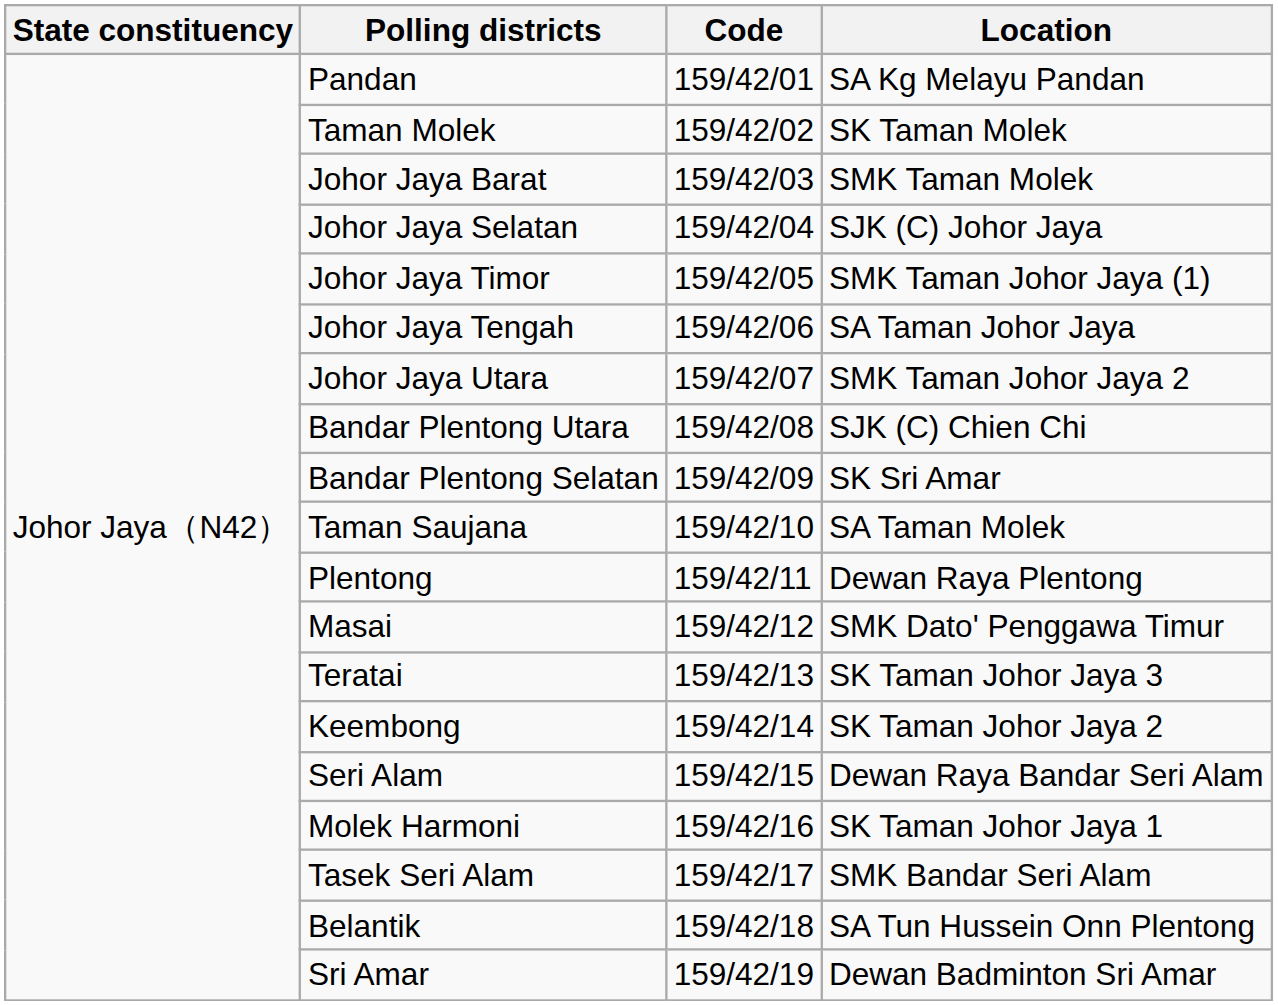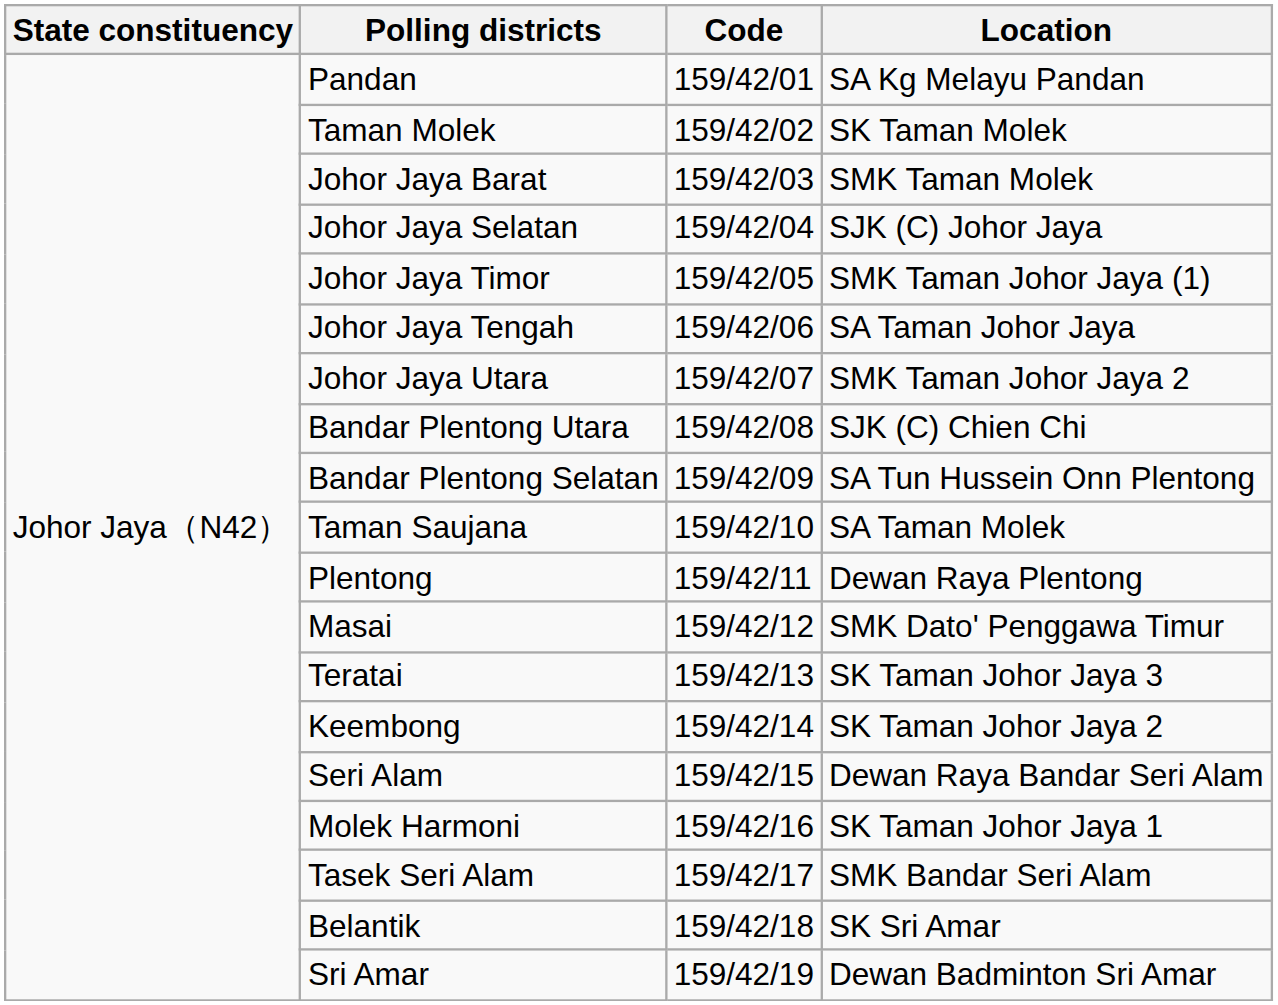(915, 477) SK Sri Amar -> (1042, 477) SA Tun Hussein Onn Plentong
(1042, 925) SA Tun Hussein Onn Plentong -> (915, 925) SK Sri Amar
